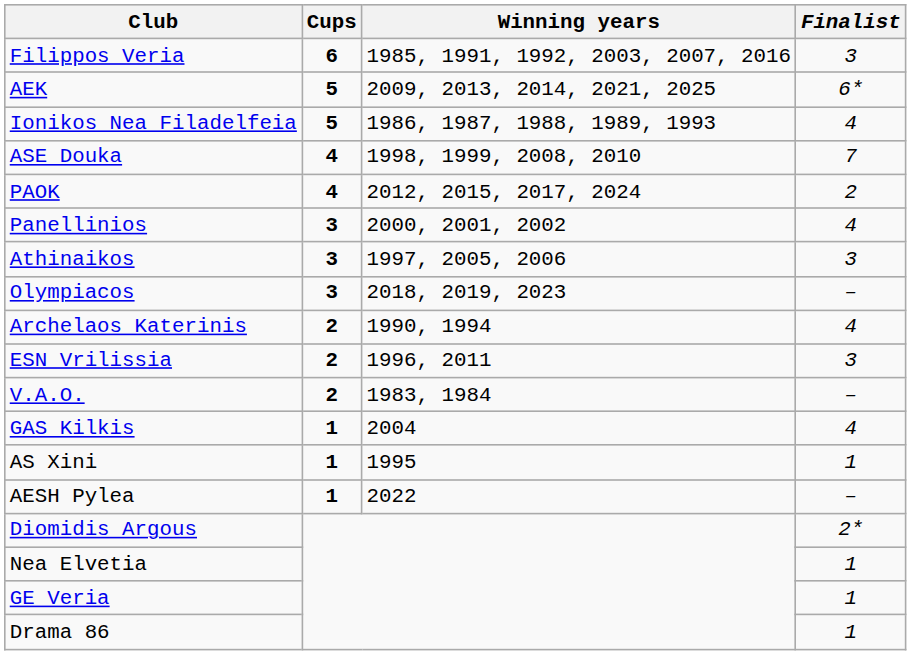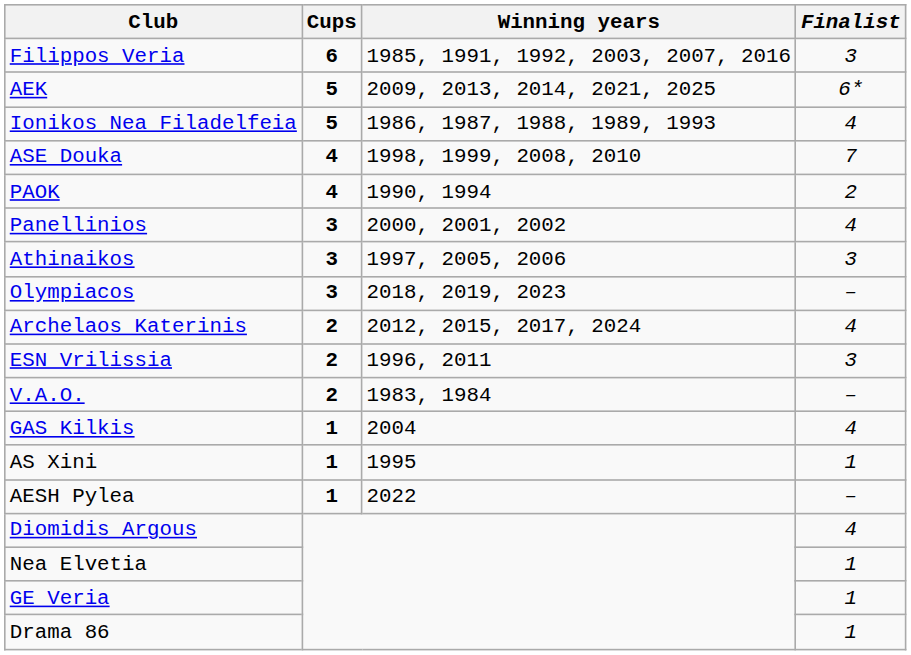(504, 191) 2012, 2015, 2017, 2024 -> (429, 191) 1990, 1994
(429, 327) 1990, 1994 -> (504, 327) 2012, 2015, 2017, 2024
(851, 530) 2* -> (851, 530) 4
